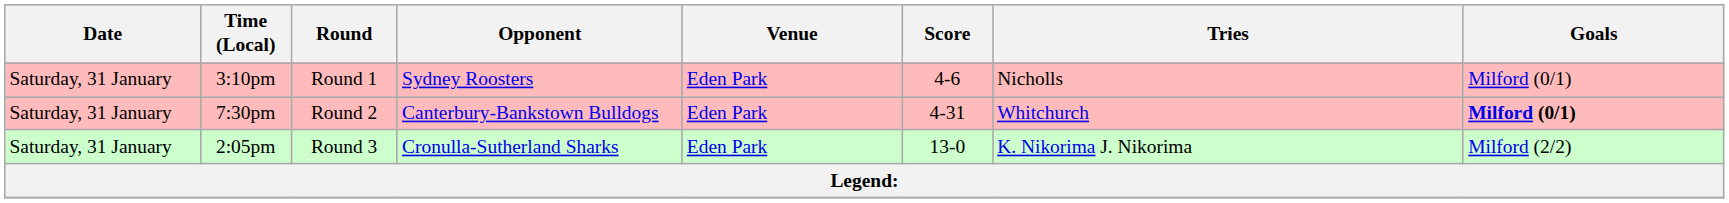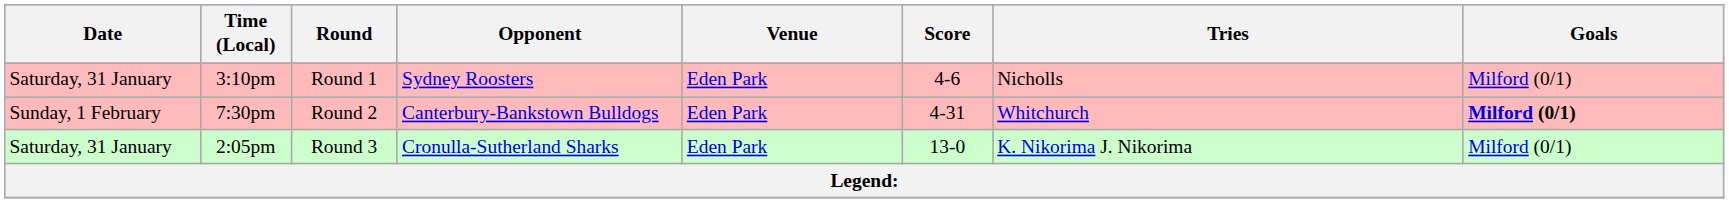(91, 112) Saturday, 31 January -> (85, 112) Sunday, 1 February
(1520, 146) Milford (2/2) -> (1520, 146) Milford (0/1)
